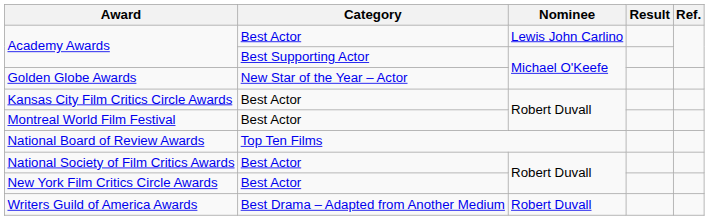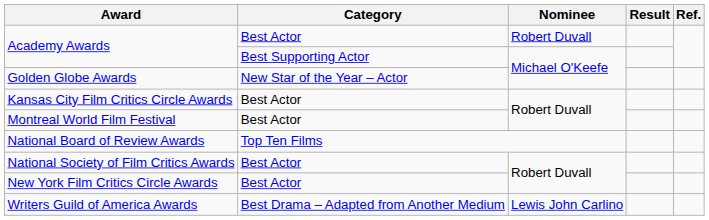(567, 36) Lewis John Carlino -> (551, 36) Robert Duvall
(551, 204) Robert Duvall -> (567, 204) Lewis John Carlino
